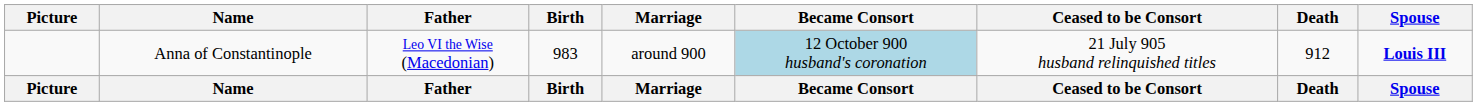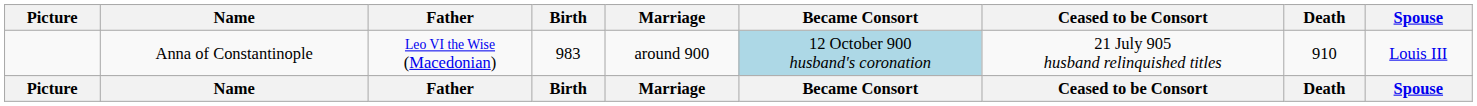(1318, 52) 912 -> (1324, 52) 910
(1415, 52) bold -> (1418, 52) normal
